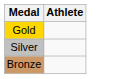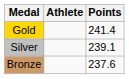+ column: (105, 13)
